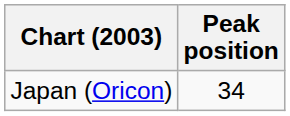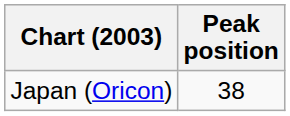(231, 90) 34 -> (231, 90) 38
